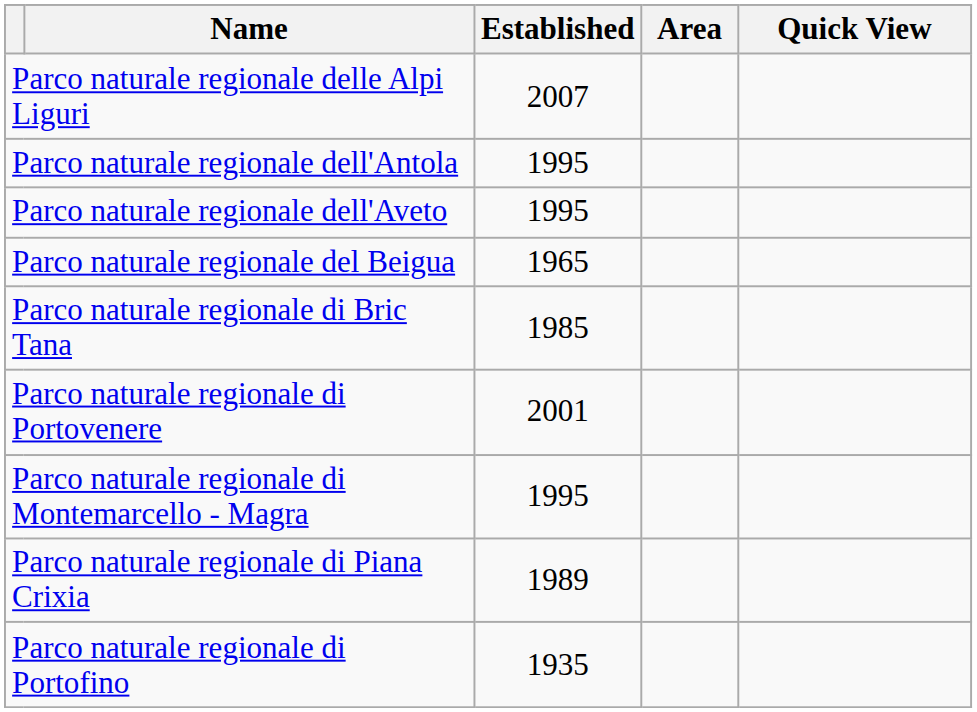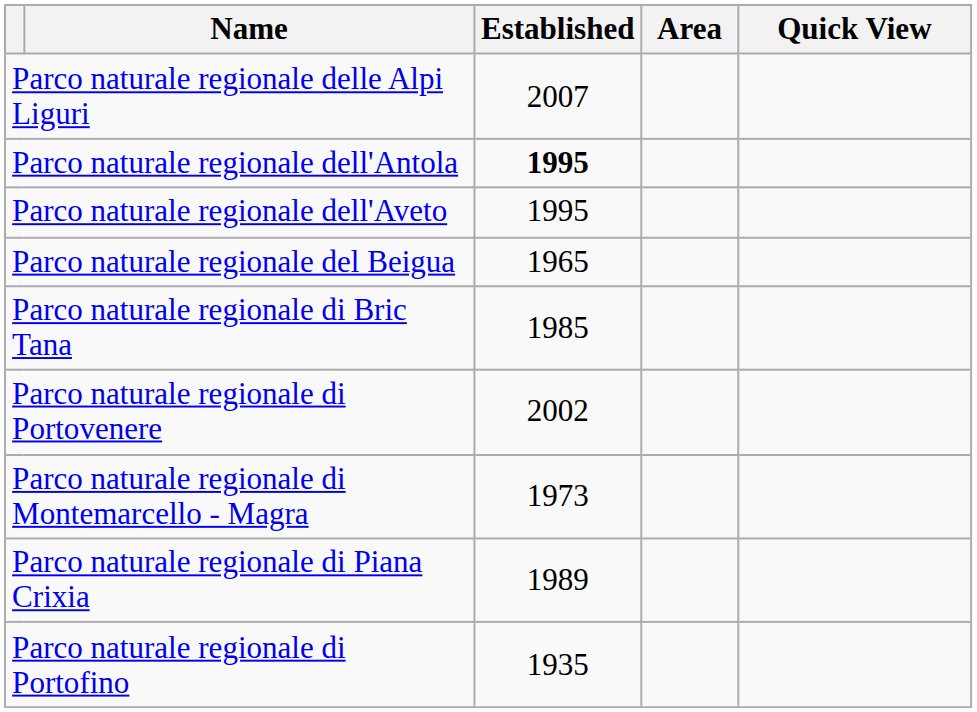(558, 162) normal -> (558, 162) bold
(558, 411) 2001 -> (558, 411) 2002
(558, 495) 1995 -> (558, 495) 1973
